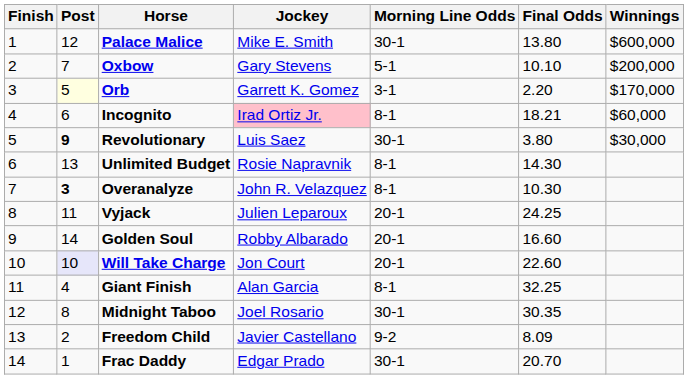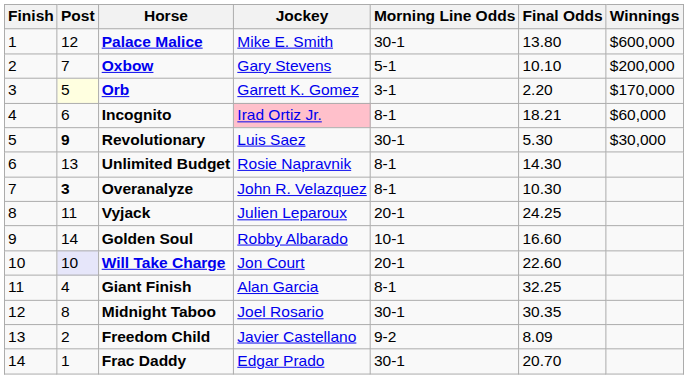(538, 139) 3.80 -> (538, 139) 5.30
(389, 238) 20-1 -> (389, 238) 10-1
